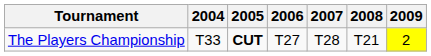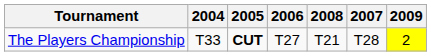columns swapped: (327, 16) <-> (367, 16)
